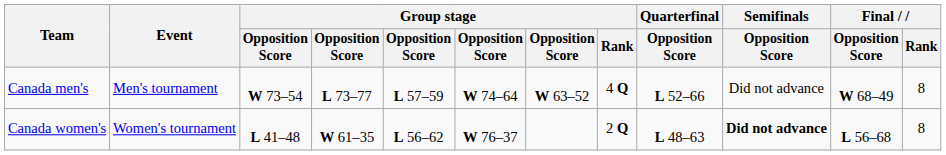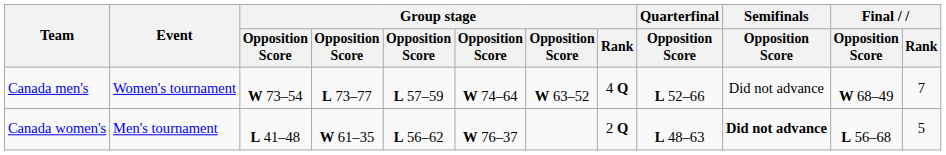(165, 88) Men's tournament -> (174, 88) Women's tournament
(921, 88) 8 -> (921, 88) 7
(174, 129) Women's tournament -> (165, 129) Men's tournament
(921, 129) 8 -> (921, 129) 5
